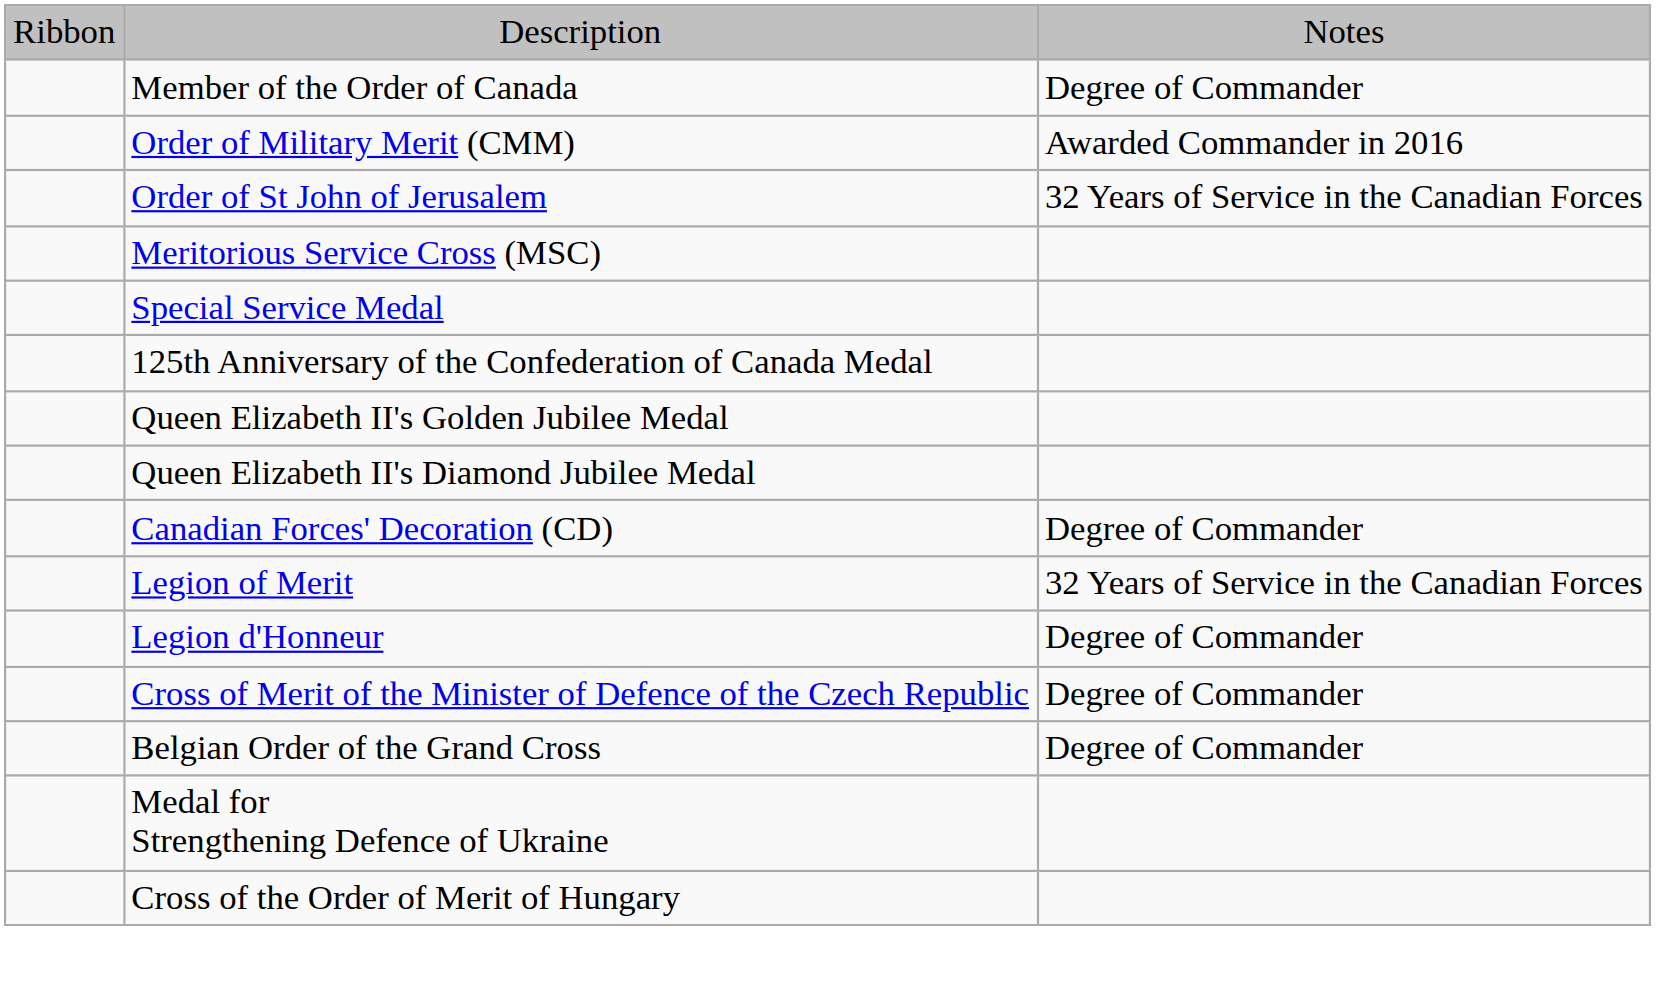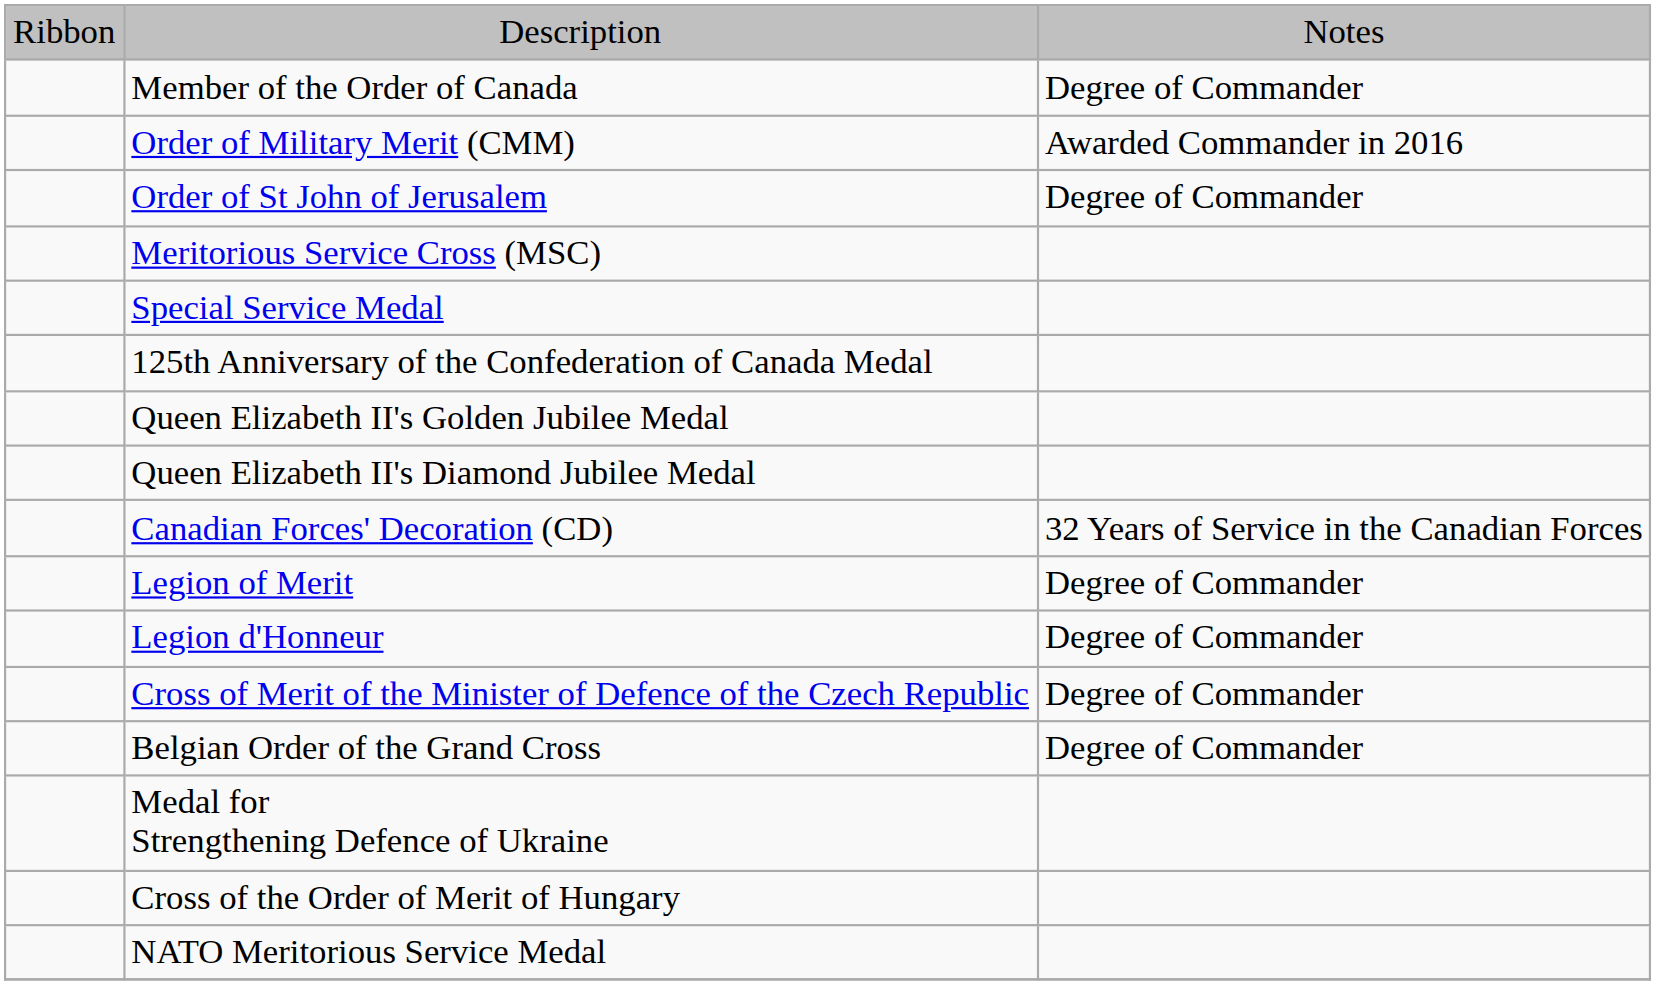(1344, 197) 32 Years of Service in the Canadian Forces -> (1204, 197) Degree of Commander
(1204, 527) Degree of Commander -> (1344, 527) 32 Years of Service in the Canadian Forces
(1344, 582) 32 Years of Service in the Canadian Forces -> (1204, 582) Degree of Commander
+ row: (369, 952)
